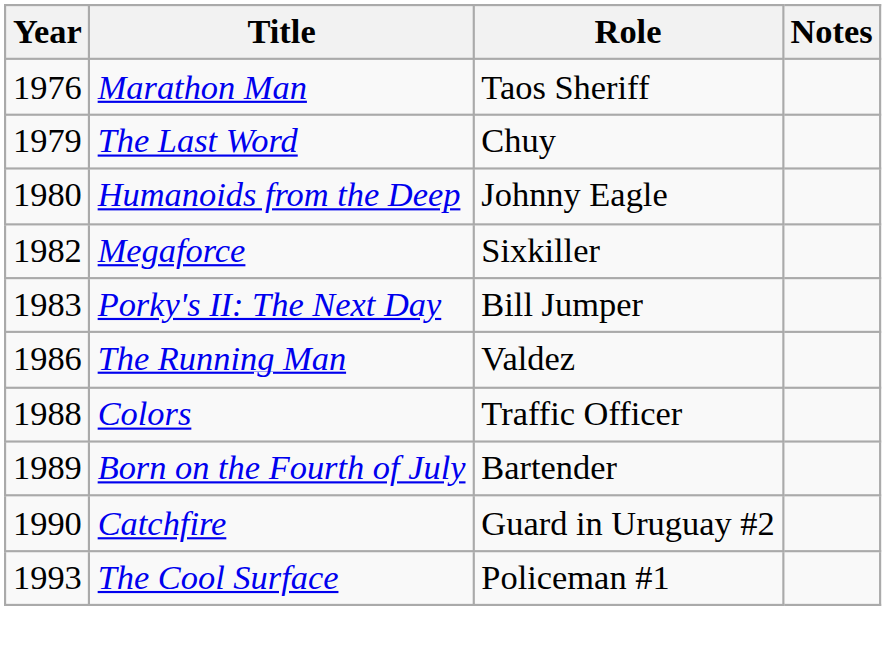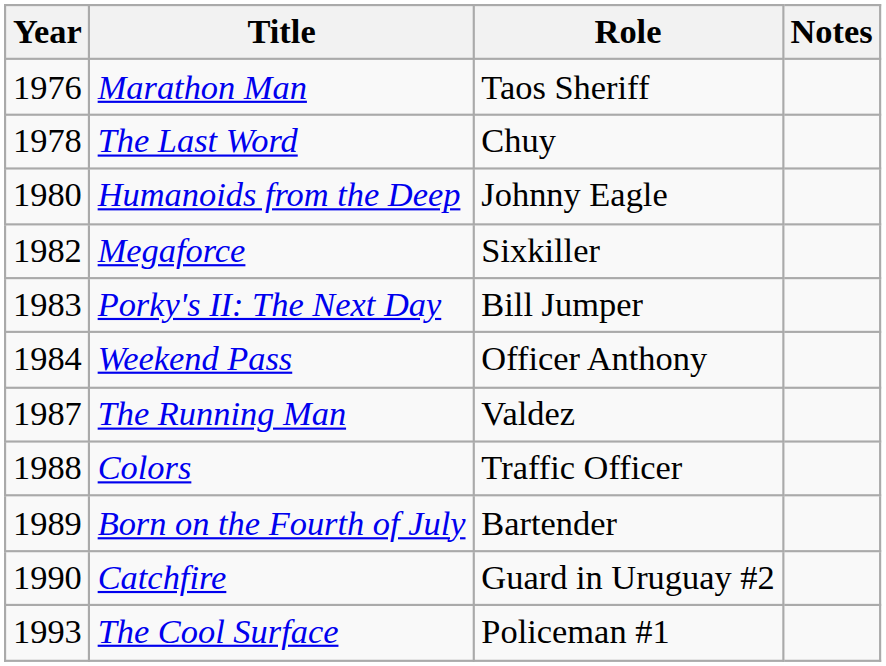(47, 140) 1979 -> (47, 140) 1978
+ row: (195, 359)
(47, 359) 1986 -> (47, 413) 1987
